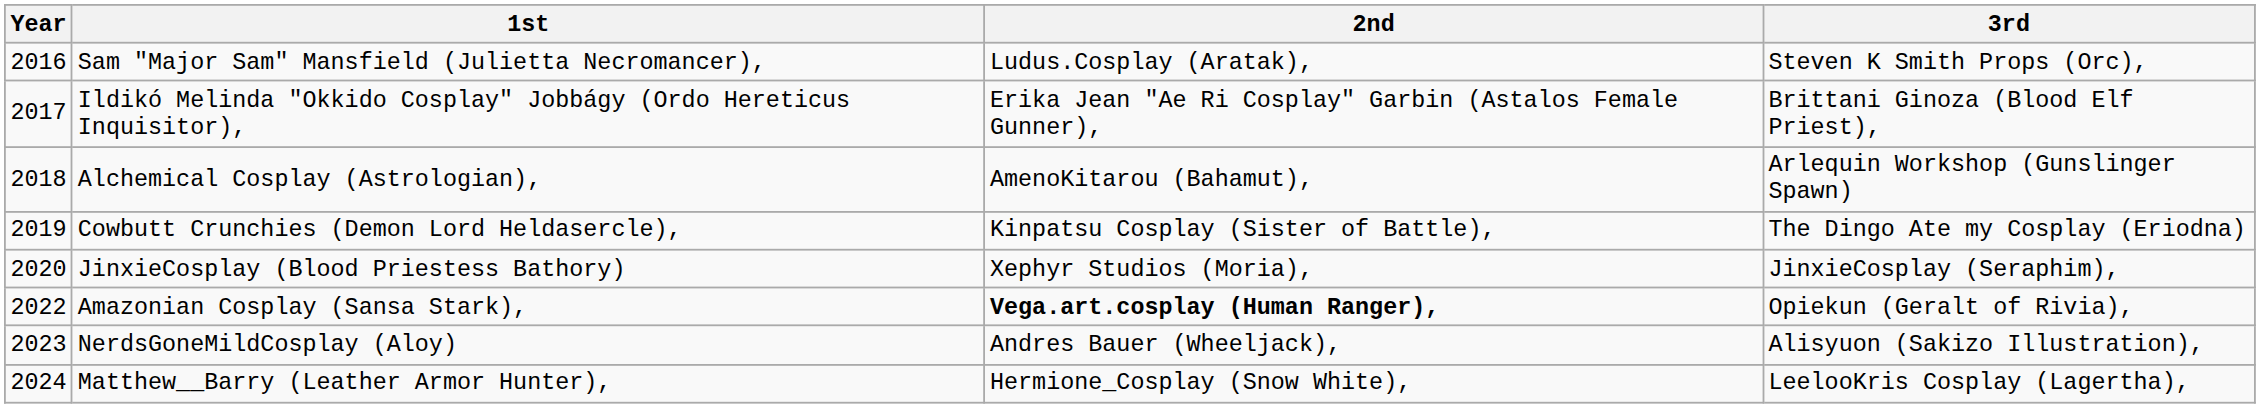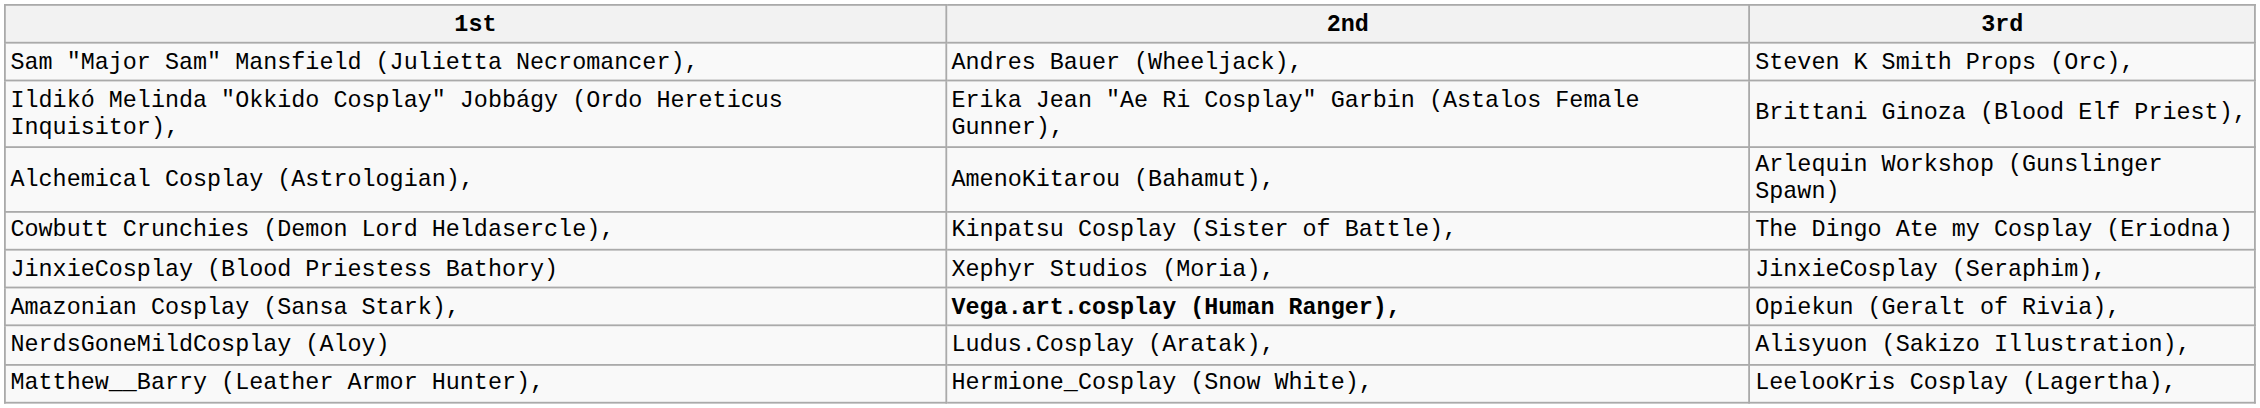- column: (39, 24)
(1151, 62) Ludus.Cosplay (Aratak), -> (1127, 62) Andres Bauer (Wheeljack),
(1166, 345) Andres Bauer (Wheeljack), -> (1113, 345) Ludus.Cosplay (Aratak),
